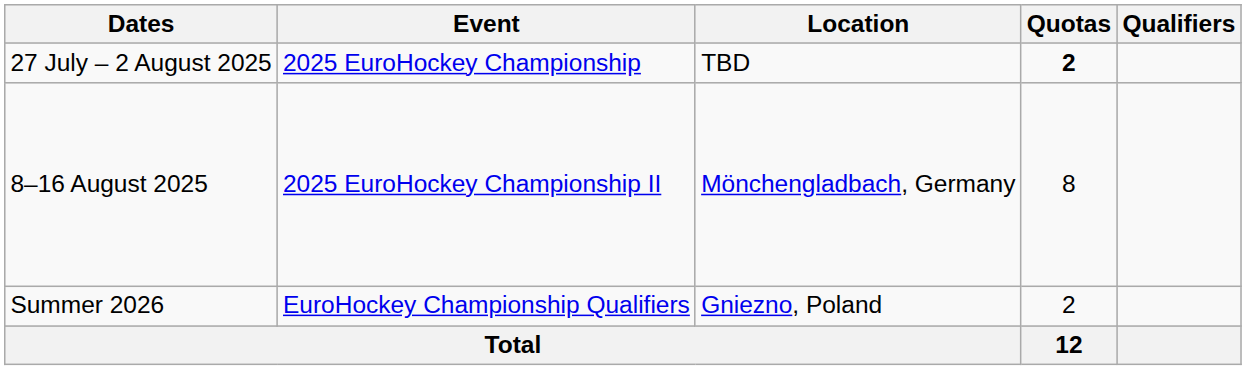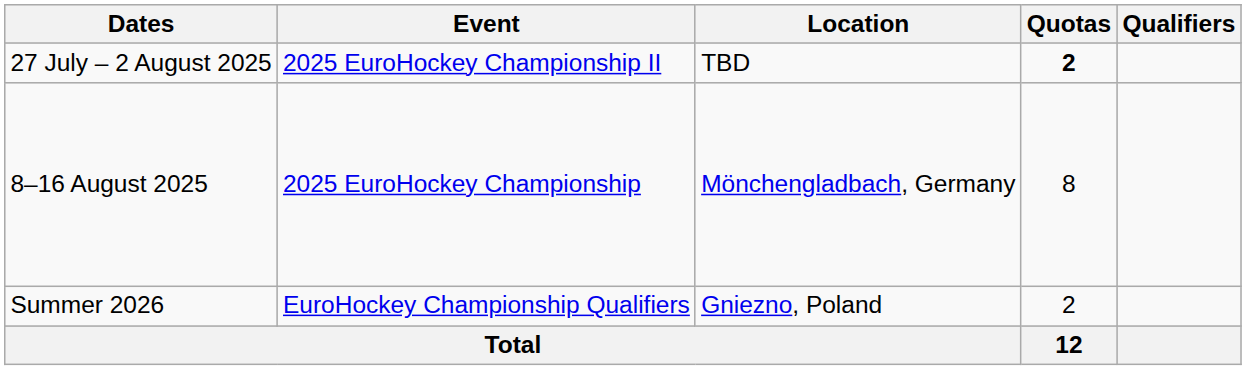(462, 62) 2025 EuroHockey Championship -> (472, 62) 2025 EuroHockey Championship II
(472, 184) 2025 EuroHockey Championship II -> (462, 184) 2025 EuroHockey Championship
